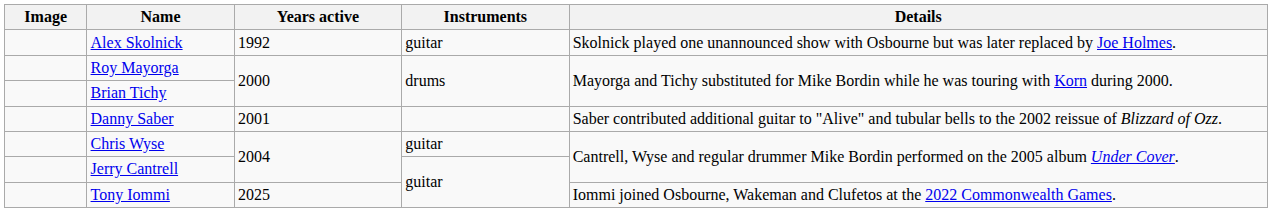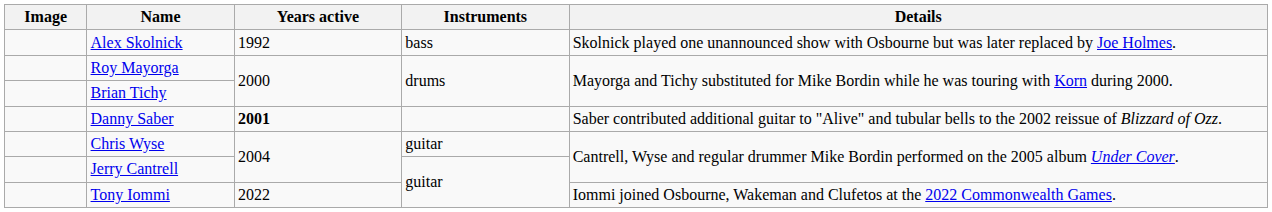(424, 42) guitar -> (419, 42) bass
(254, 118) normal -> (254, 118) bold
(254, 194) 2025 -> (254, 194) 2022
